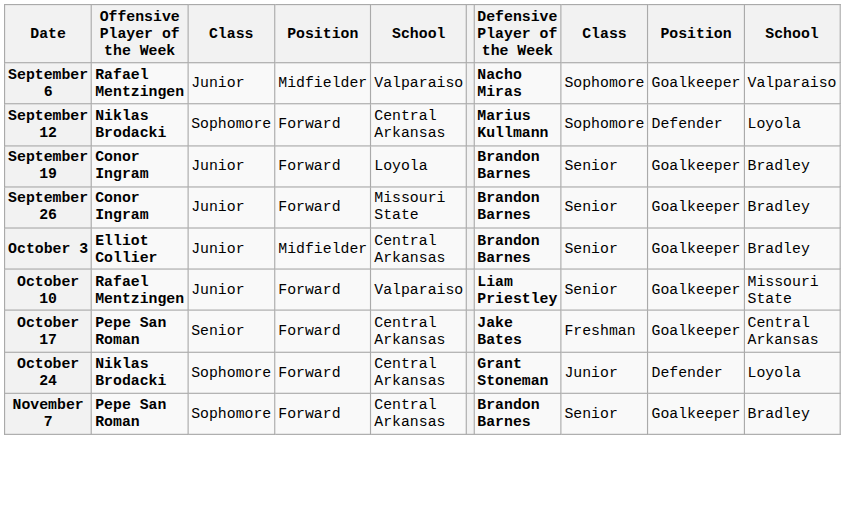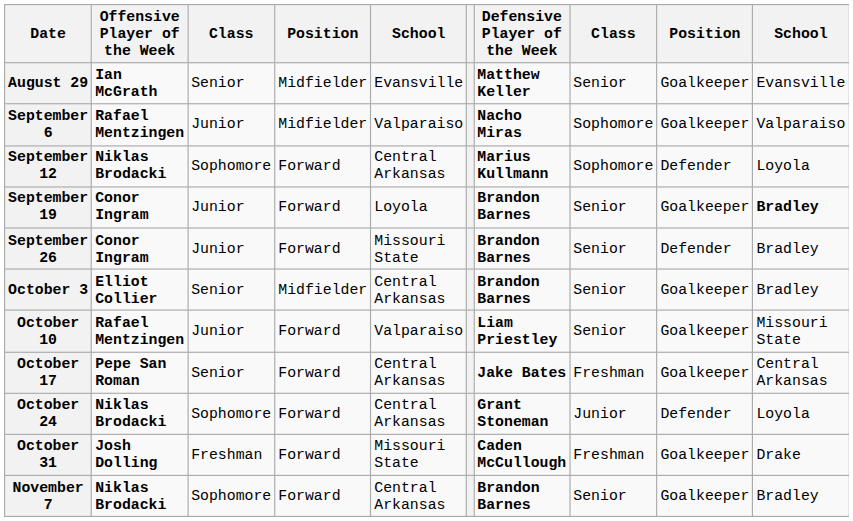+ row: (48, 84)
(779, 166) normal -> (788, 207) bold
(696, 207) Goalkeeper -> (696, 249) Defender
(218, 249) Junior -> (218, 290) Senior
+ row: (48, 455)
(131, 414) Pepe San Roman -> (131, 496) Niklas Brodacki
